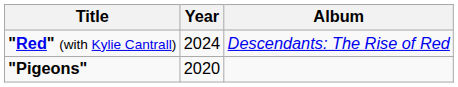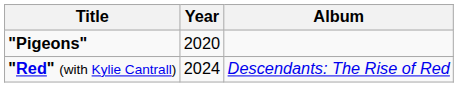rows swapped: (48, 69) <-> (92, 43)
